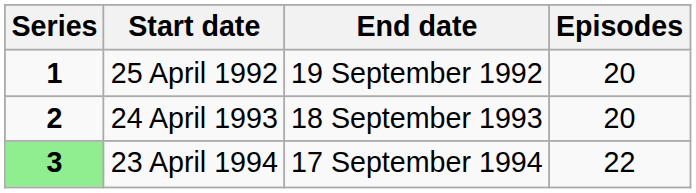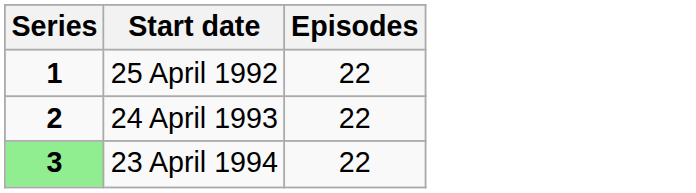- column: (417, 27)
(620, 72) 20 -> (355, 72) 22
(620, 118) 20 -> (355, 118) 22
